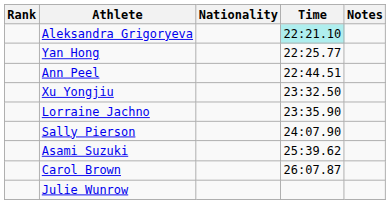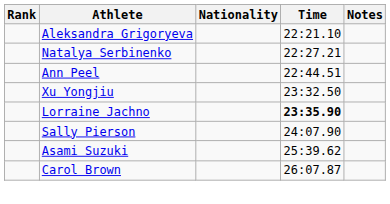(312, 34) paleturquoise background -> (312, 34) no background
- row: (71, 53)
+ row: (107, 53)
(312, 112) normal -> (312, 112) bold
- row: (85, 190)
